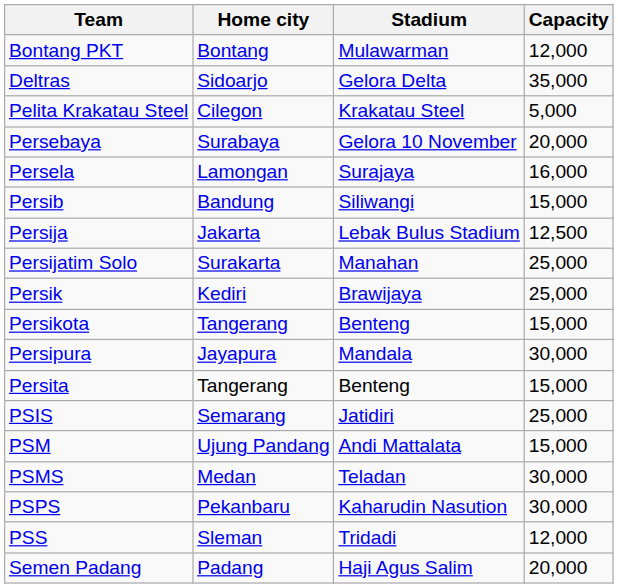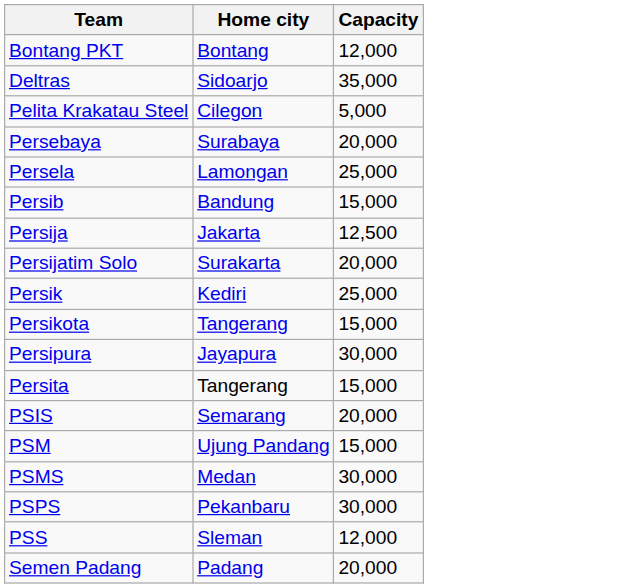- column: (429, 19)
(558, 171) 16,000 -> (368, 171) 25,000
(558, 263) 25,000 -> (368, 263) 20,000
(558, 415) 25,000 -> (368, 415) 20,000
